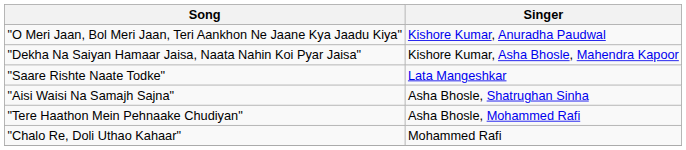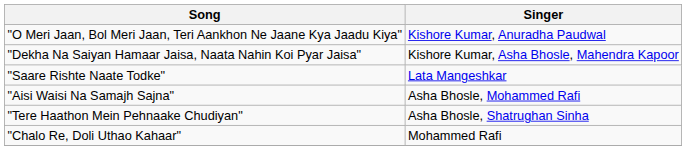(498, 96) Asha Bhosle, Shatrughan Sinha -> (494, 96) Asha Bhosle, Mohammed Rafi
(494, 116) Asha Bhosle, Mohammed Rafi -> (498, 116) Asha Bhosle, Shatrughan Sinha
